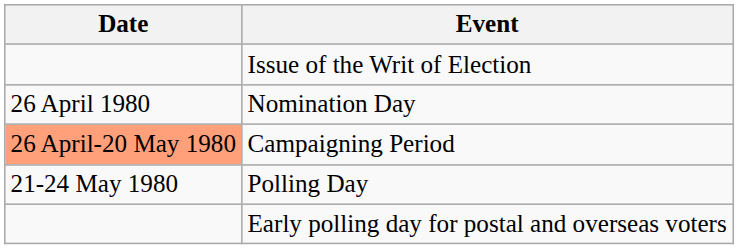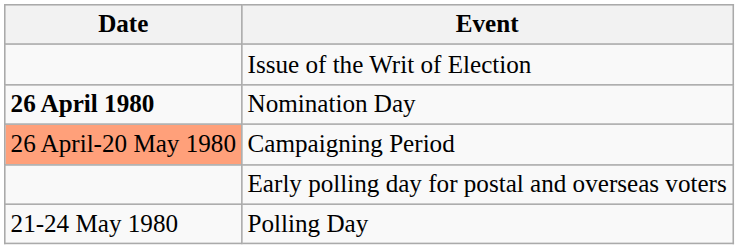(80, 104) normal -> (82, 104) bold
rows swapped: (487, 223) <-> (308, 183)
